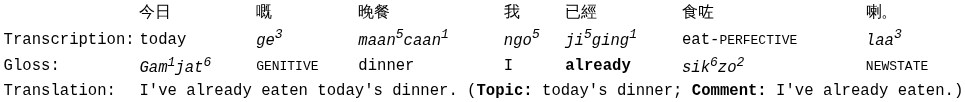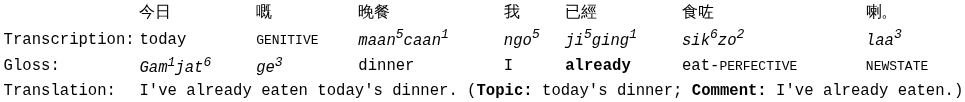(269, 39) ge3 -> (287, 40) GENITIVE
(740, 39) eat-PERFECTIVE -> (713, 39) sik6zo2
(287, 66) GENITIVE -> (269, 66) ge3
(713, 66) sik6zo2 -> (740, 66) eat-PERFECTIVE
